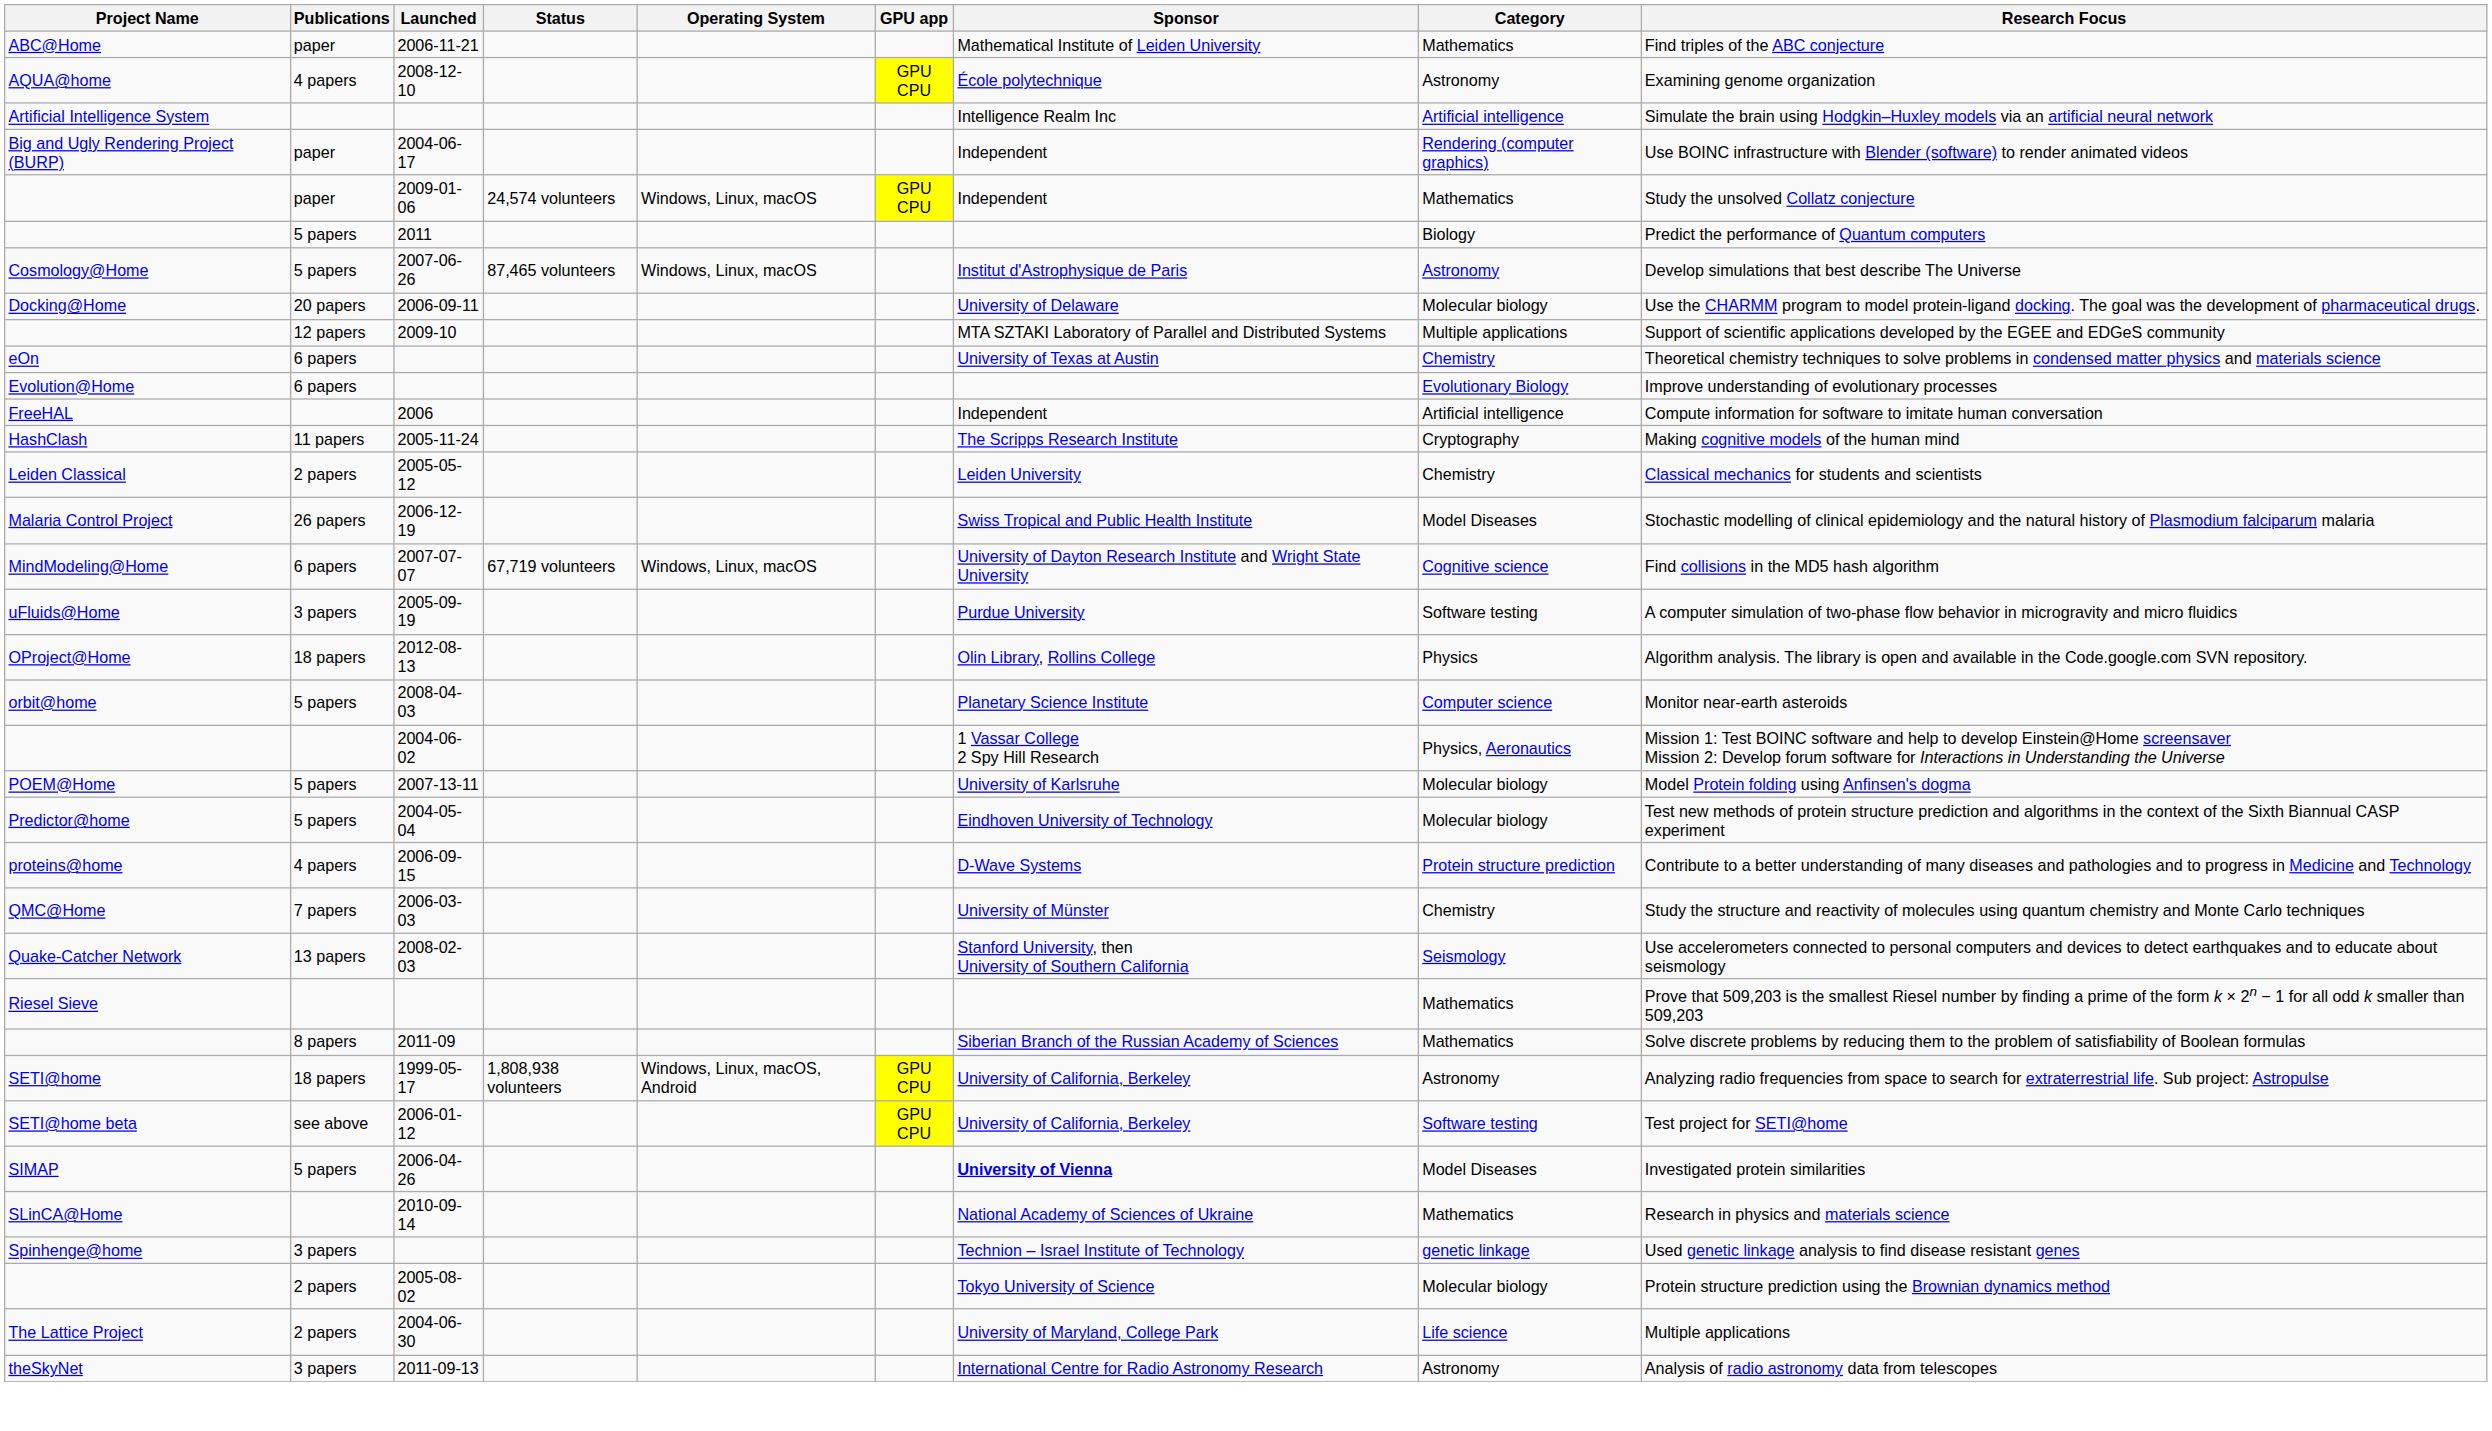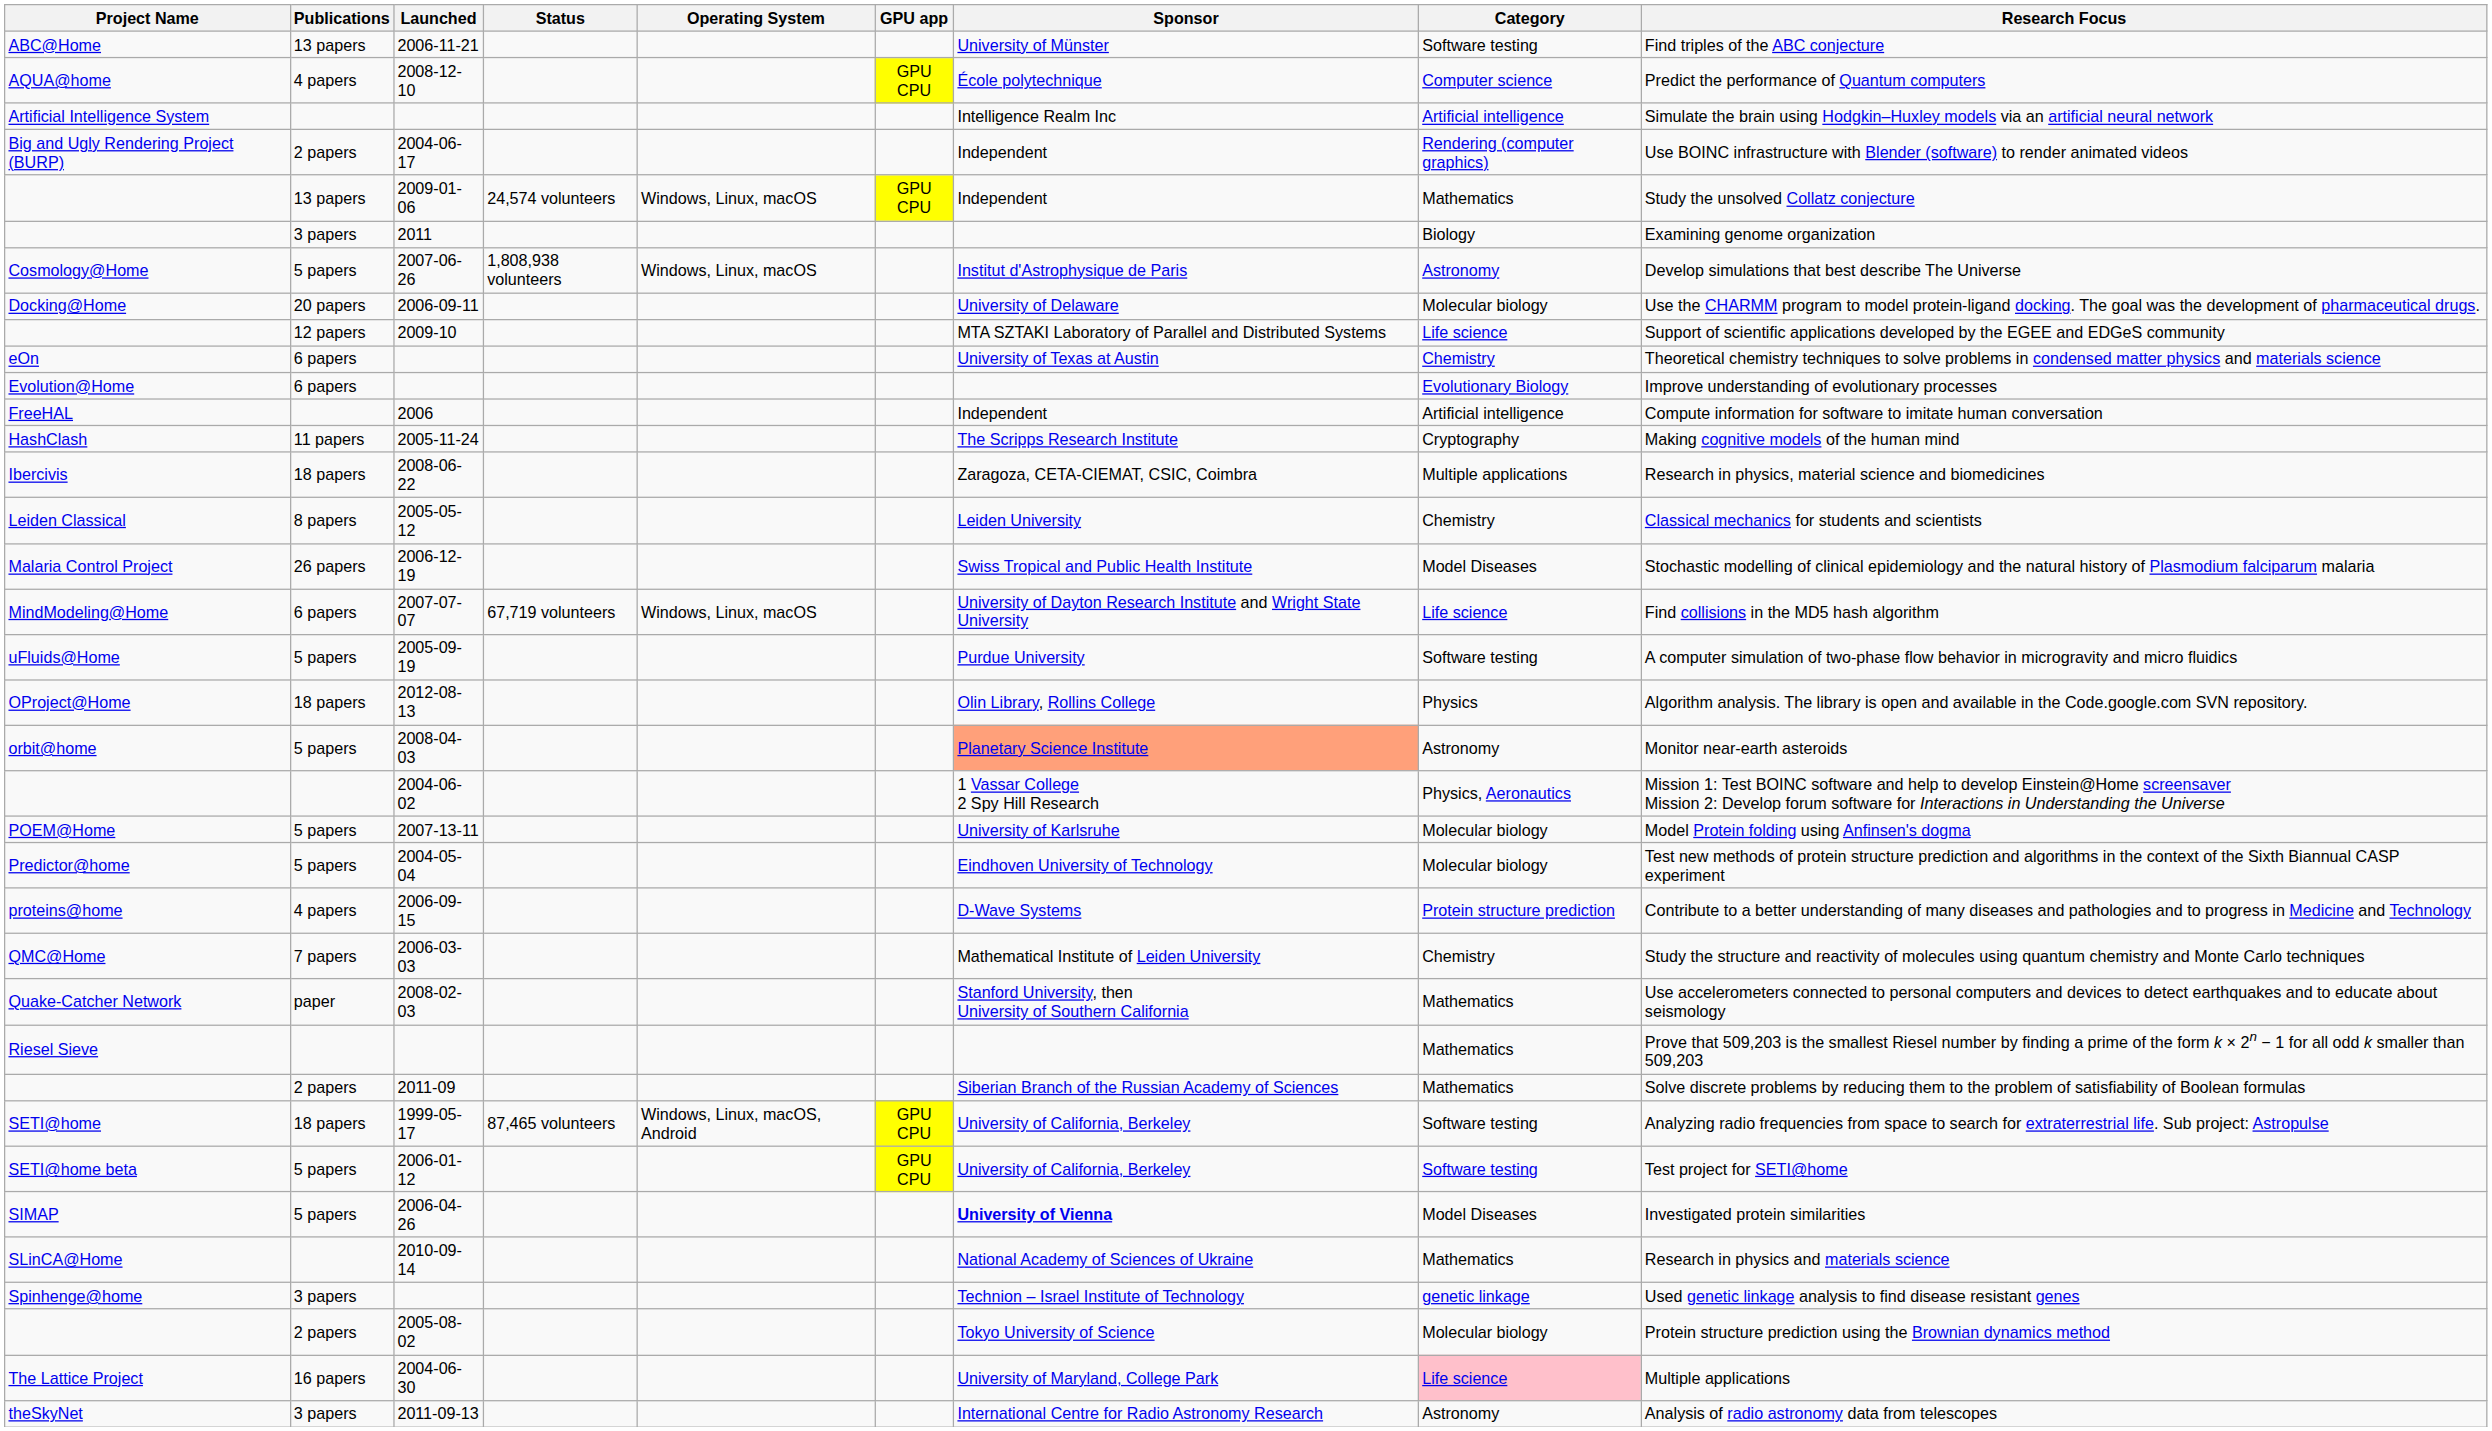(314, 44) paper -> (330, 44) 13 papers
(1109, 44) Mathematical Institute of Leiden University -> (1033, 44) University of Münster
(1468, 44) Mathematics -> (1480, 44) Software testing
(1461, 80) Astronomy -> (1487, 80) Computer science
(1760, 80) Examining genome organization -> (1815, 80) Predict the performance of Quantum computers
(314, 152) paper -> (325, 152) 2 papers
(314, 198) paper -> (330, 198) 13 papers
(325, 234) 5 papers -> (325, 234) 3 papers
(1815, 234) Predict the performance of Quantum computers -> (1760, 234) Examining genome organization
(551, 270) 87,465 volunteers -> (524, 270) 1,808,938 volunteers
(1495, 333) Multiple applications -> (1465, 333) Life science
+ row: (38, 475)
(325, 475) 2 papers -> (325, 520) 8 papers
(1485, 566) Cognitive science -> (1465, 611) Life science
(325, 611) 3 papers -> (325, 657) 5 papers
(1053, 702) no background -> (1053, 748) lightsalmon background
(1487, 702) Computer science -> (1461, 748) Astronomy
(1033, 911) University of Münster -> (1109, 956) Mathematical Institute of Leiden University
(330, 956) 13 papers -> (314, 1002) paper
(1464, 956) Seismology -> (1468, 1002) Mathematics
(325, 1042) 8 papers -> (325, 1087) 2 papers
(524, 1078) 1,808,938 volunteers -> (551, 1123) 87,465 volunteers
(1461, 1078) Astronomy -> (1480, 1123) Software testing
(331, 1123) see above -> (325, 1169) 5 papers
(325, 1332) 2 papers -> (330, 1377) 16 papers
(1465, 1332) no background -> (1465, 1377) pink background
